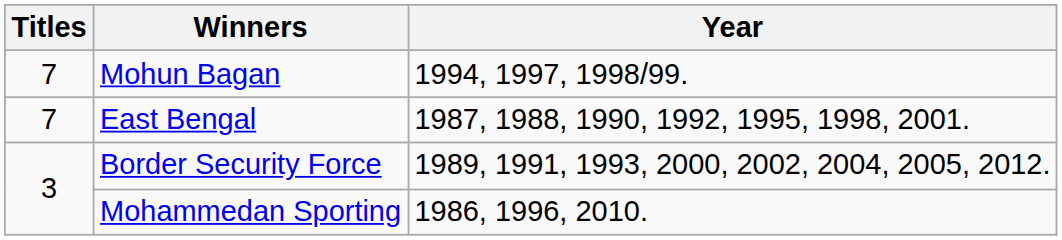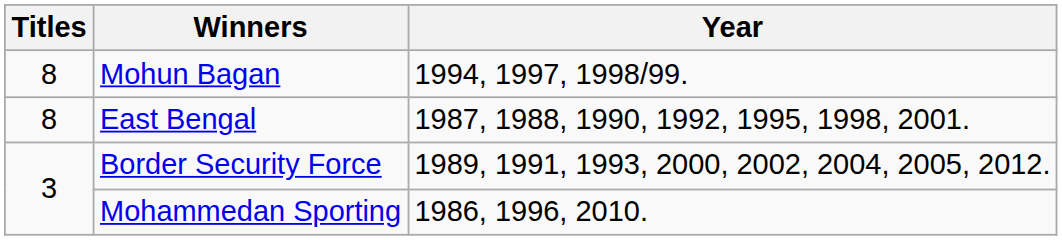(49, 73) 7 -> (49, 73) 8
(49, 119) 7 -> (49, 119) 8
